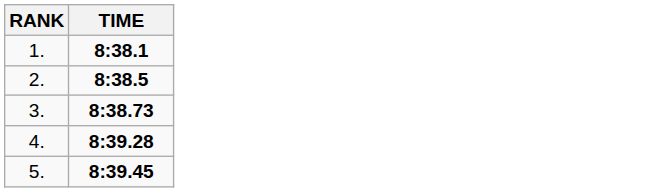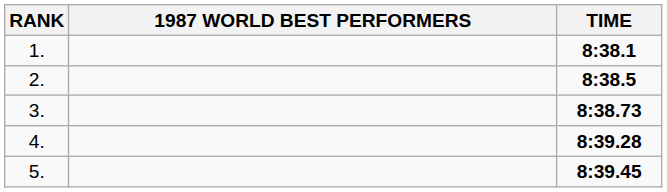+ column: (313, 20)
